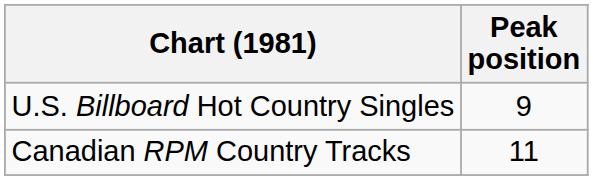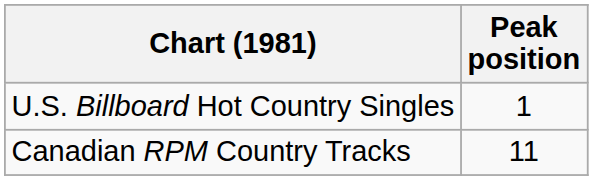(524, 105) 9 -> (524, 105) 1
